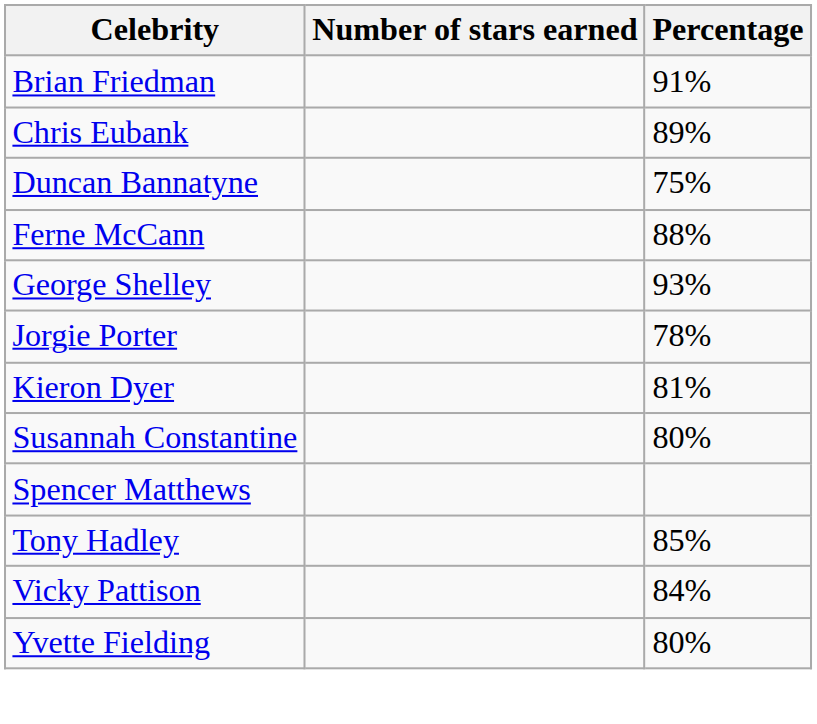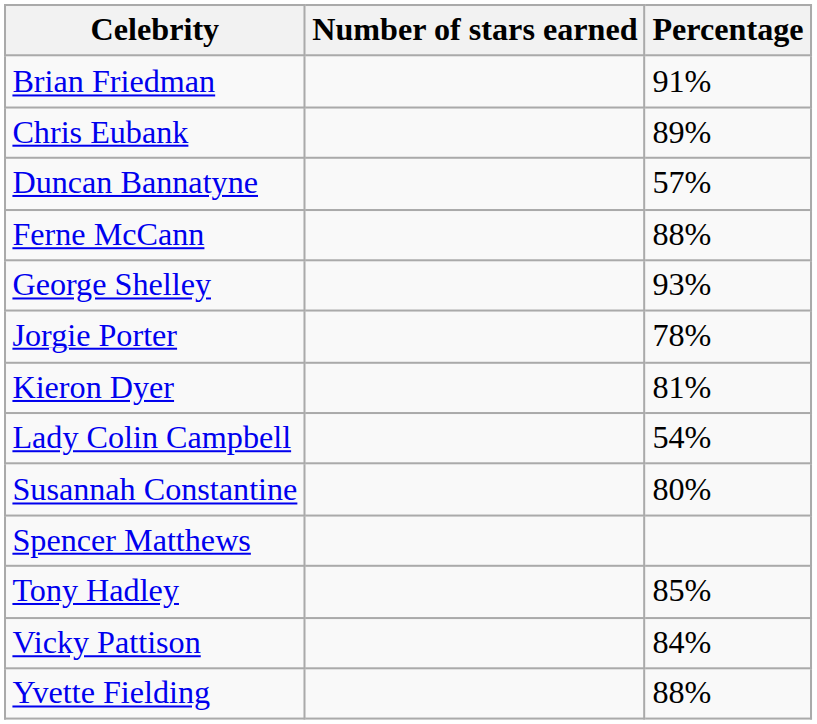(682, 183) 75% -> (682, 183) 57%
+ row: (152, 438)
(682, 642) 80% -> (682, 693) 88%
